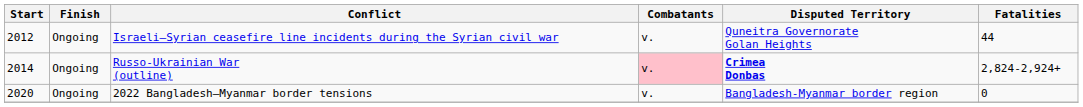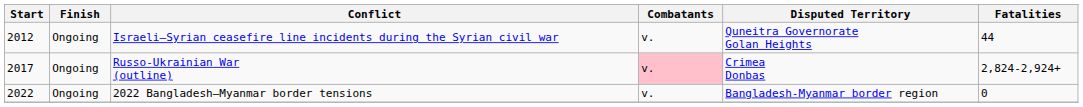(20, 69) 2014 -> (20, 69) 2017
(745, 69) bold -> (745, 69) normal
(20, 93) 2020 -> (20, 93) 2022
